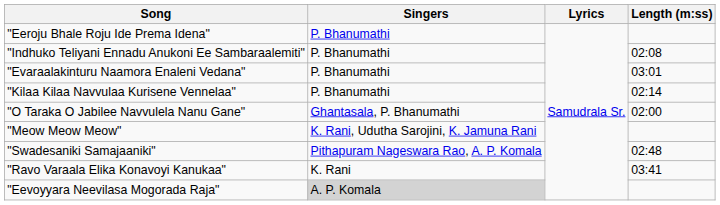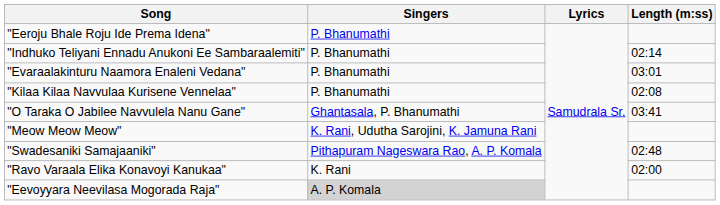(647, 53) 02:08 -> (647, 53) 02:14
(647, 92) 02:14 -> (647, 92) 02:08
(647, 111) 02:00 -> (647, 111) 03:41
(647, 170) 03:41 -> (647, 170) 02:00
